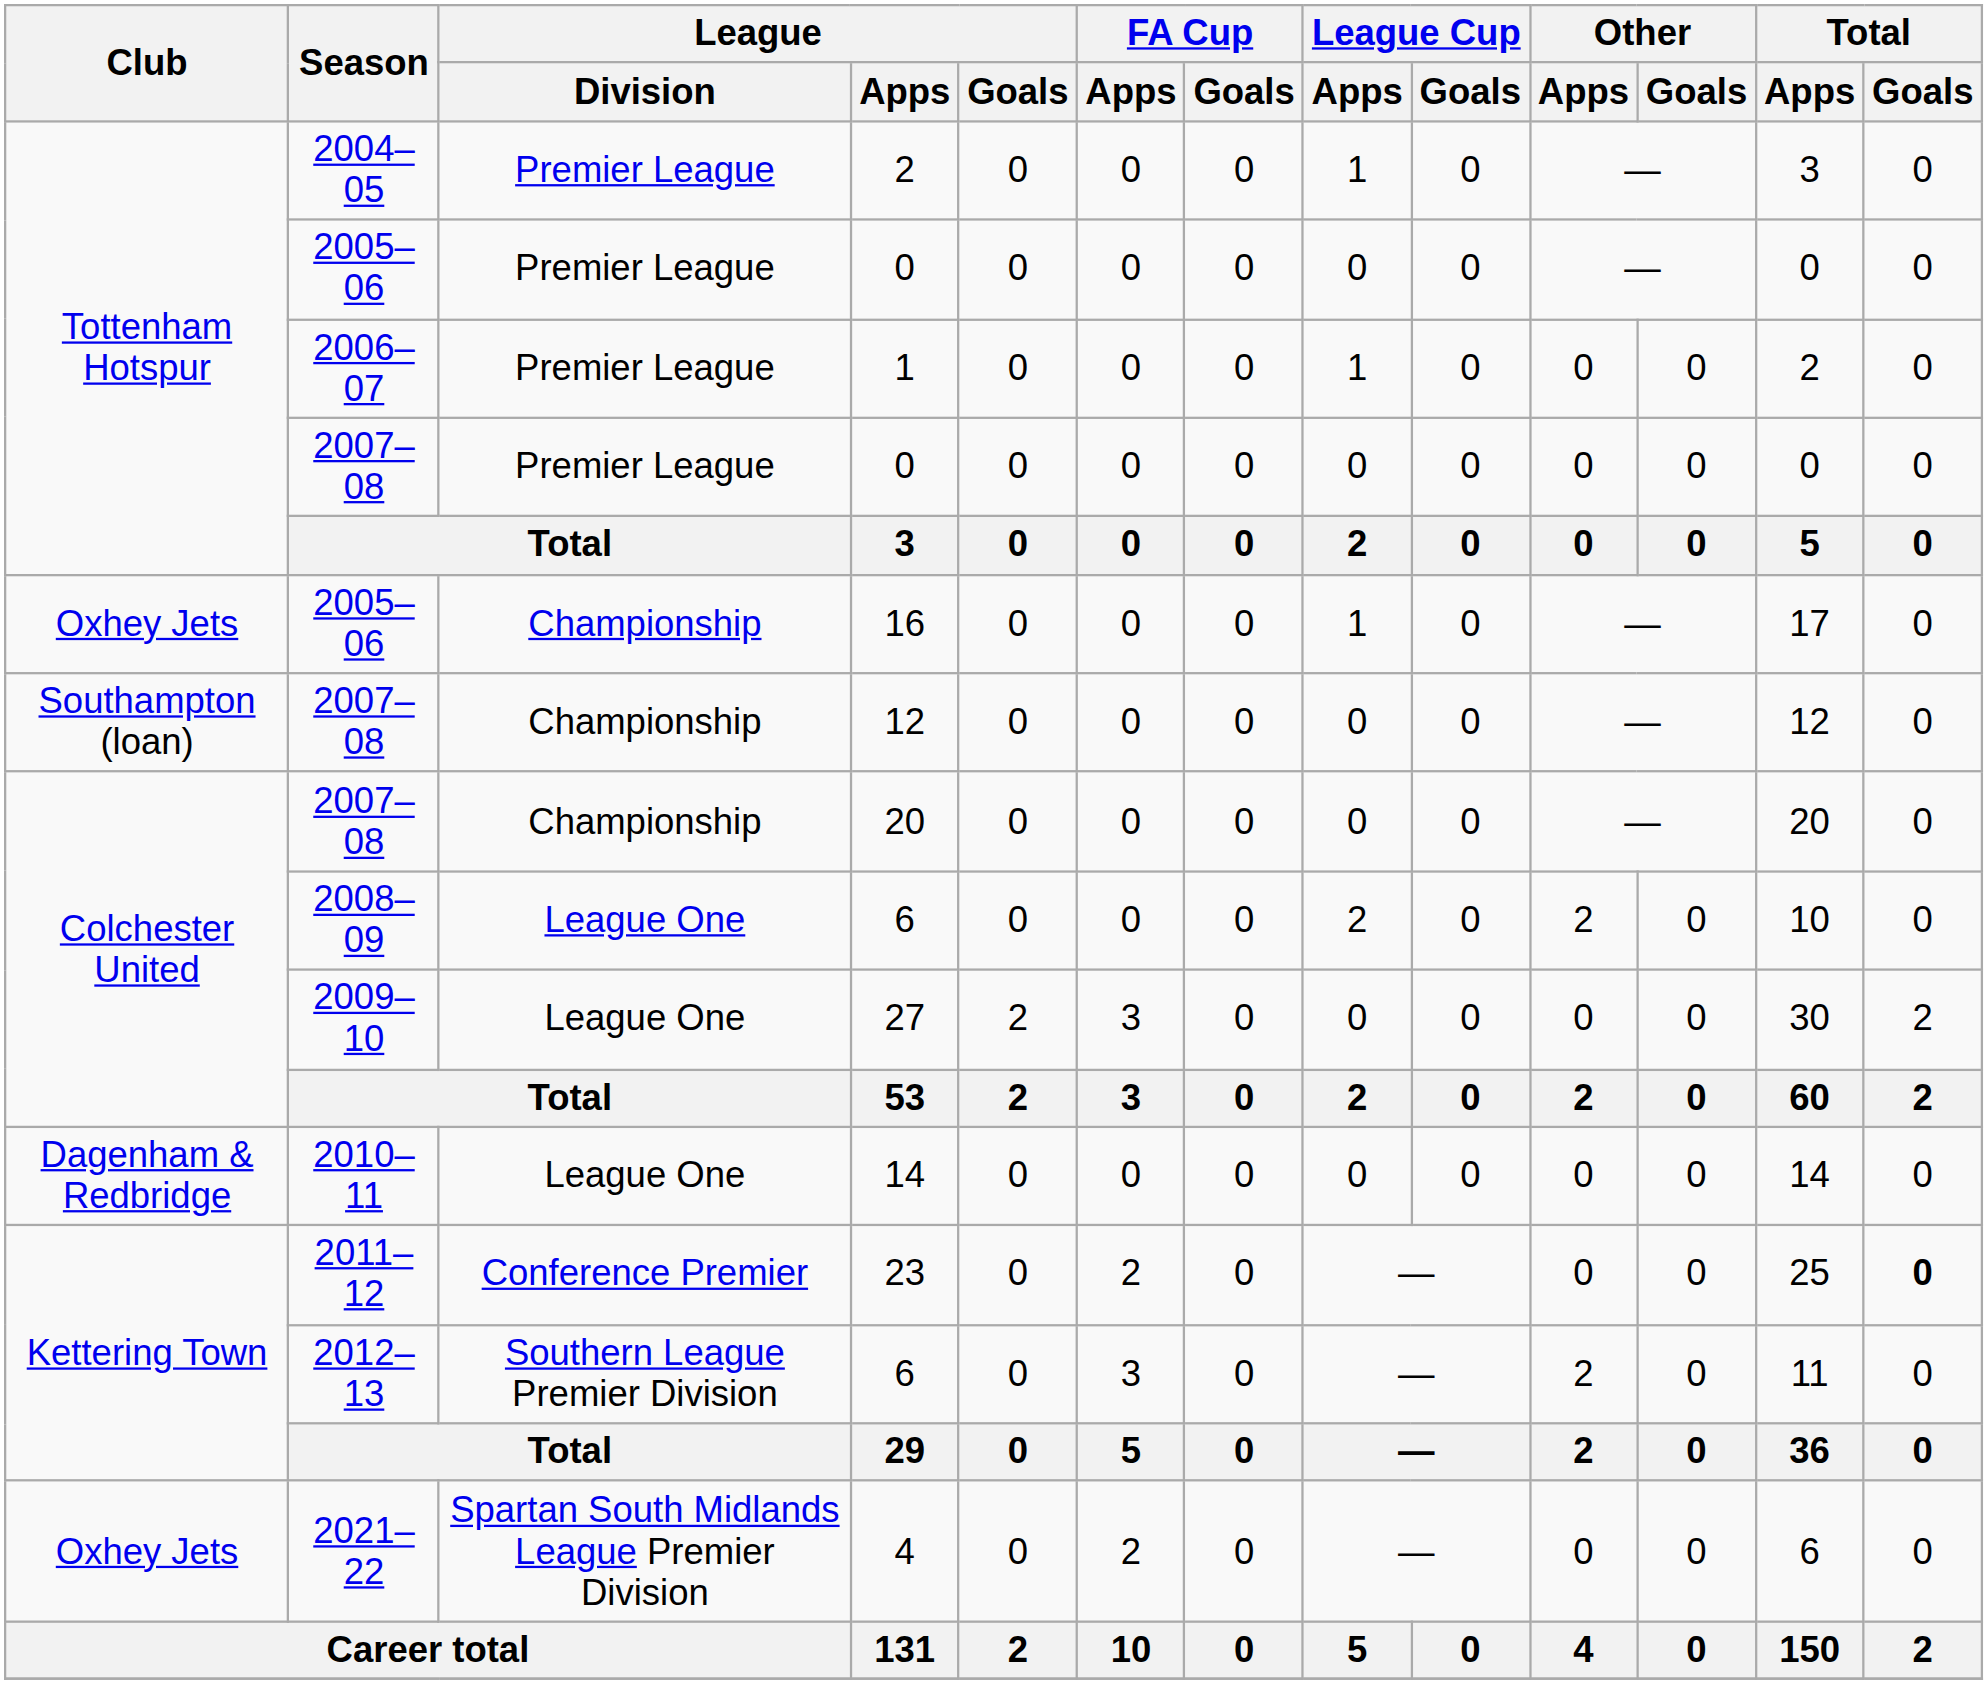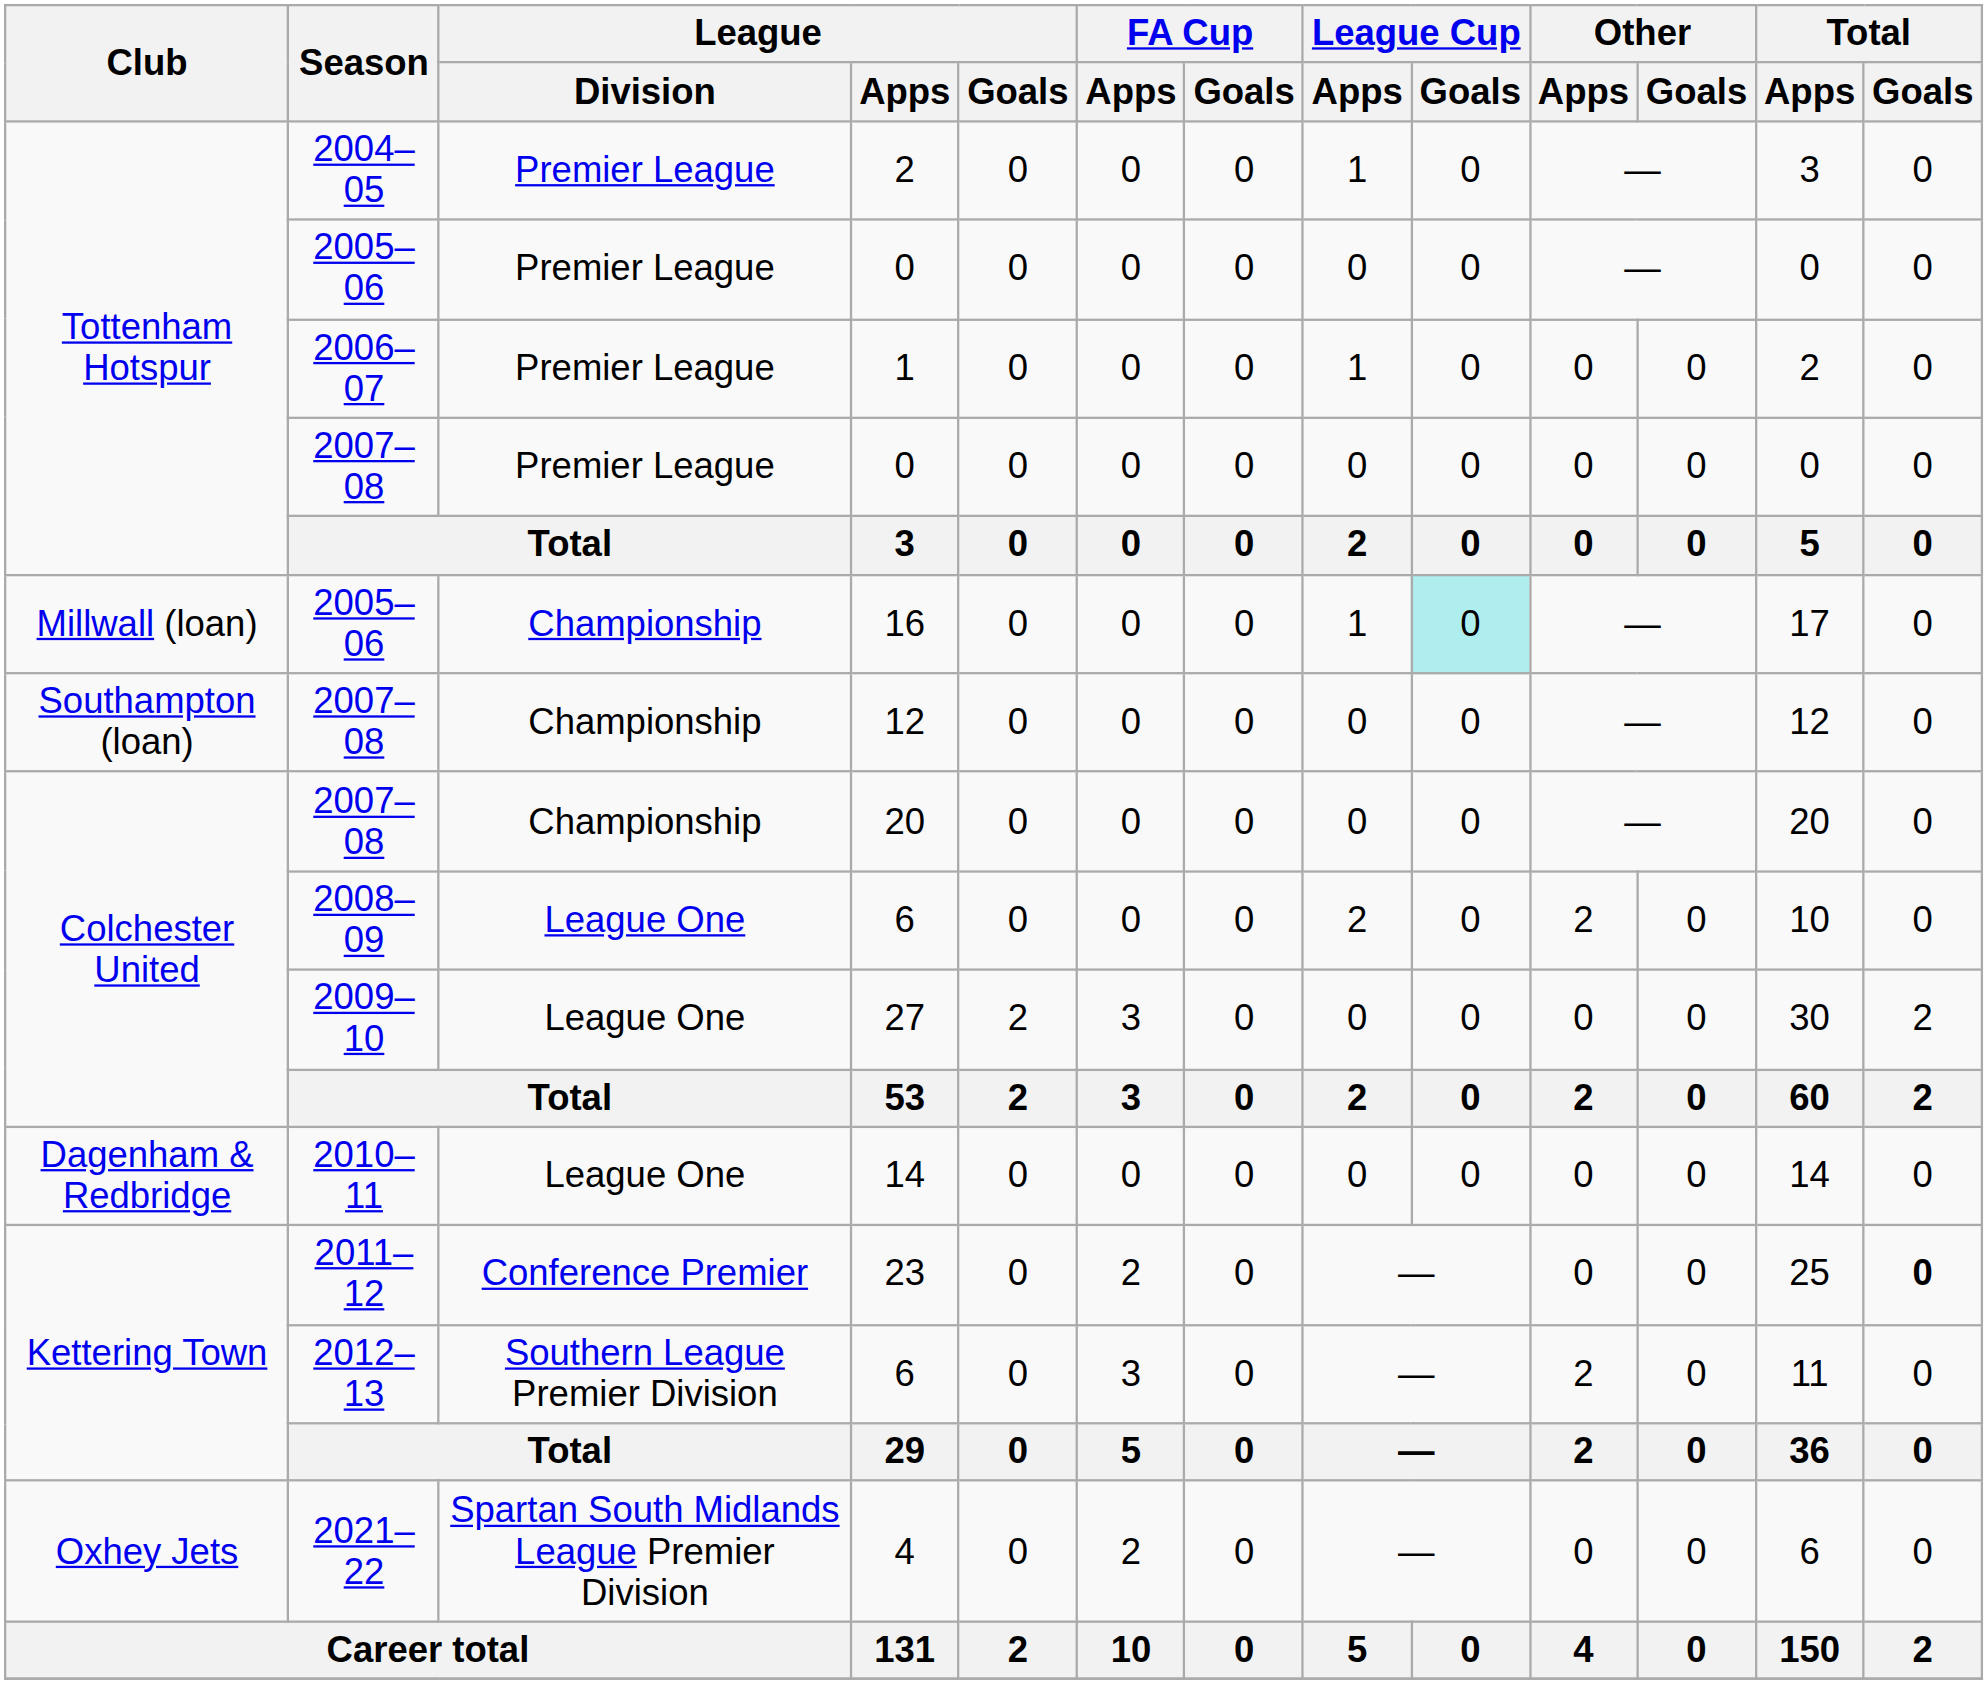(147, 623) Oxhey Jets -> (147, 623) Millwall (loan)
(1470, 623) no background -> (1470, 623) paleturquoise background
